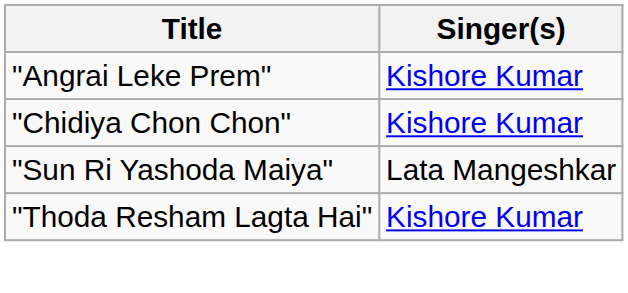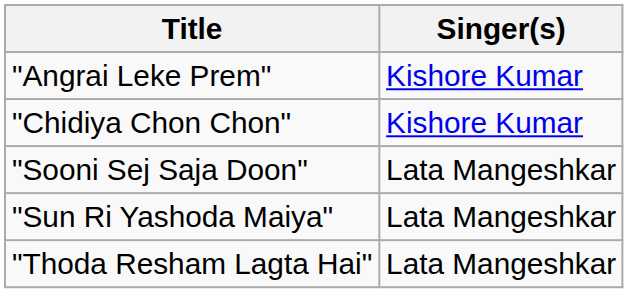+ row: (160, 170)
(485, 217) Kishore Kumar -> (501, 265) Lata Mangeshkar
